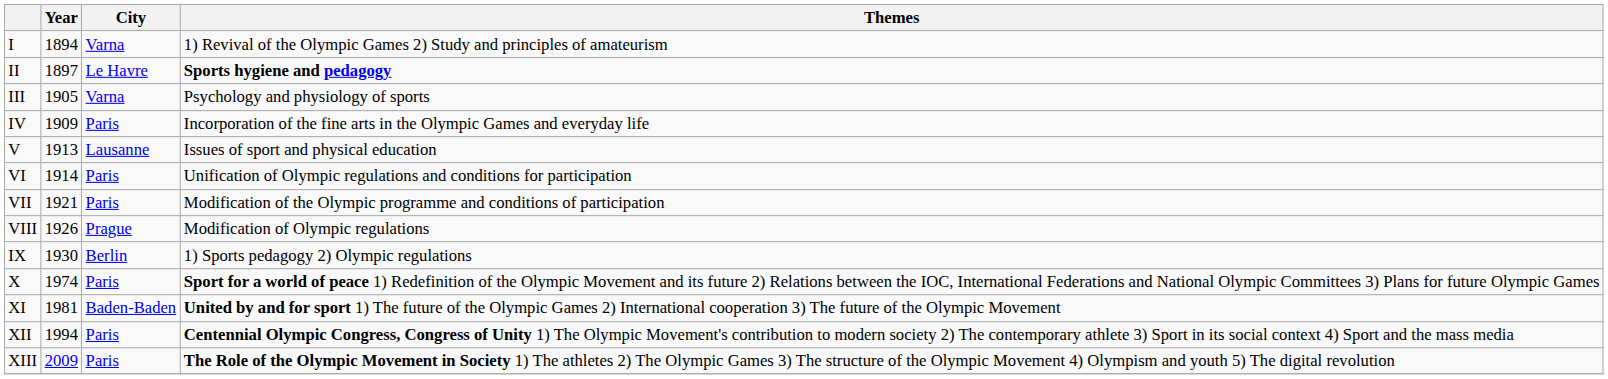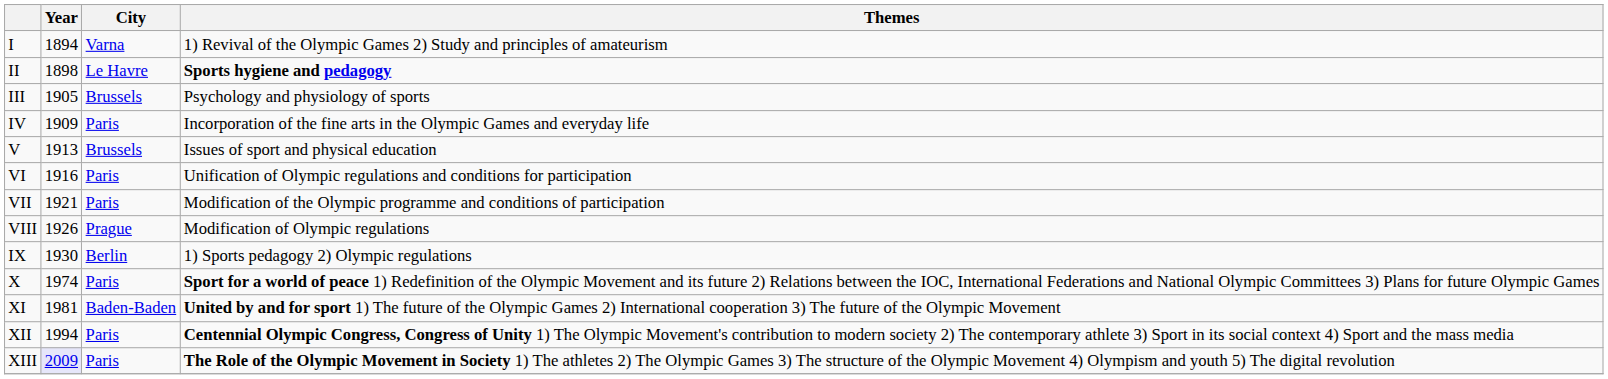(61, 70) 1897 -> (61, 70) 1898
(105, 96) Varna -> (114, 96) Brussels
(118, 149) Lausanne -> (114, 149) Brussels
(61, 176) 1914 -> (61, 176) 1916
(61, 360) no background -> (61, 360) lavender background
